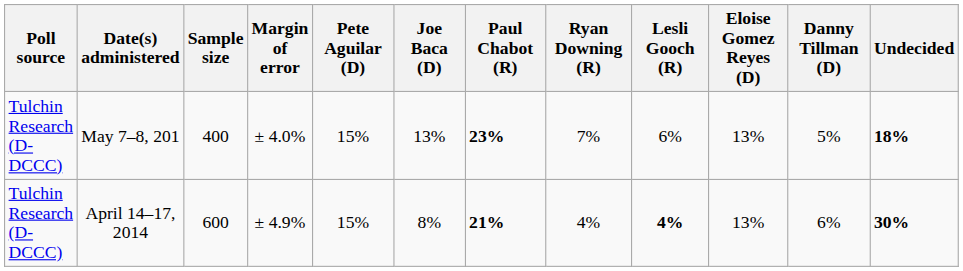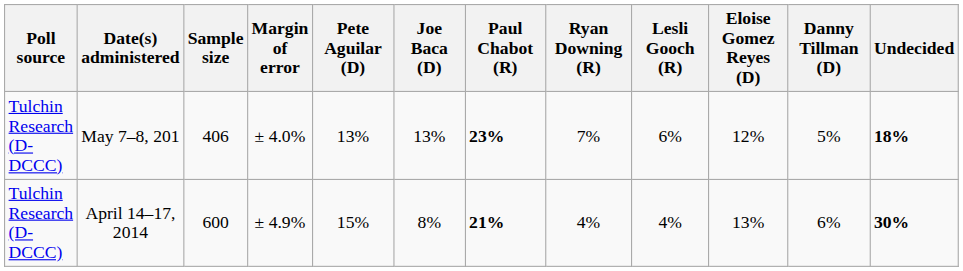(216, 135) 400 -> (216, 135) 406
(353, 135) 15% -> (353, 135) 13%
(748, 135) 13% -> (748, 135) 12%
(670, 222) bold -> (670, 222) normal
